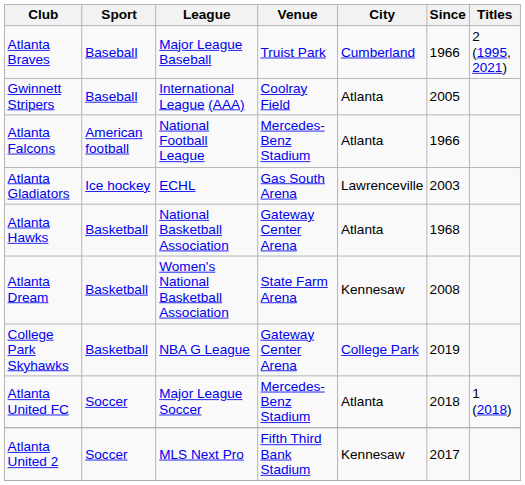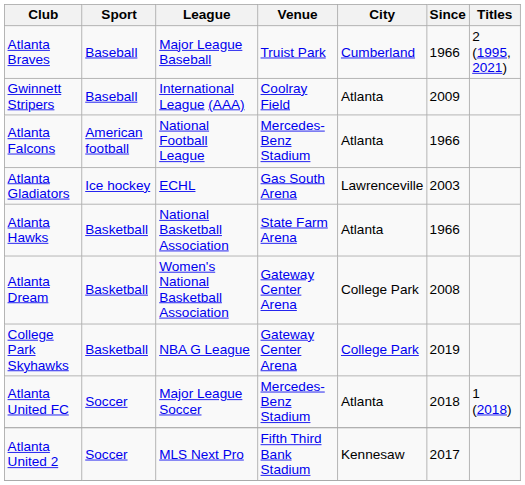(445, 96) 2005 -> (445, 96) 2009
(287, 230) Gateway Center Arena -> (294, 230) State Farm Arena
(445, 230) 1968 -> (445, 230) 1966
(294, 290) State Farm Arena -> (287, 290) Gateway Center Arena
(373, 290) Kennesaw -> (380, 290) College Park
